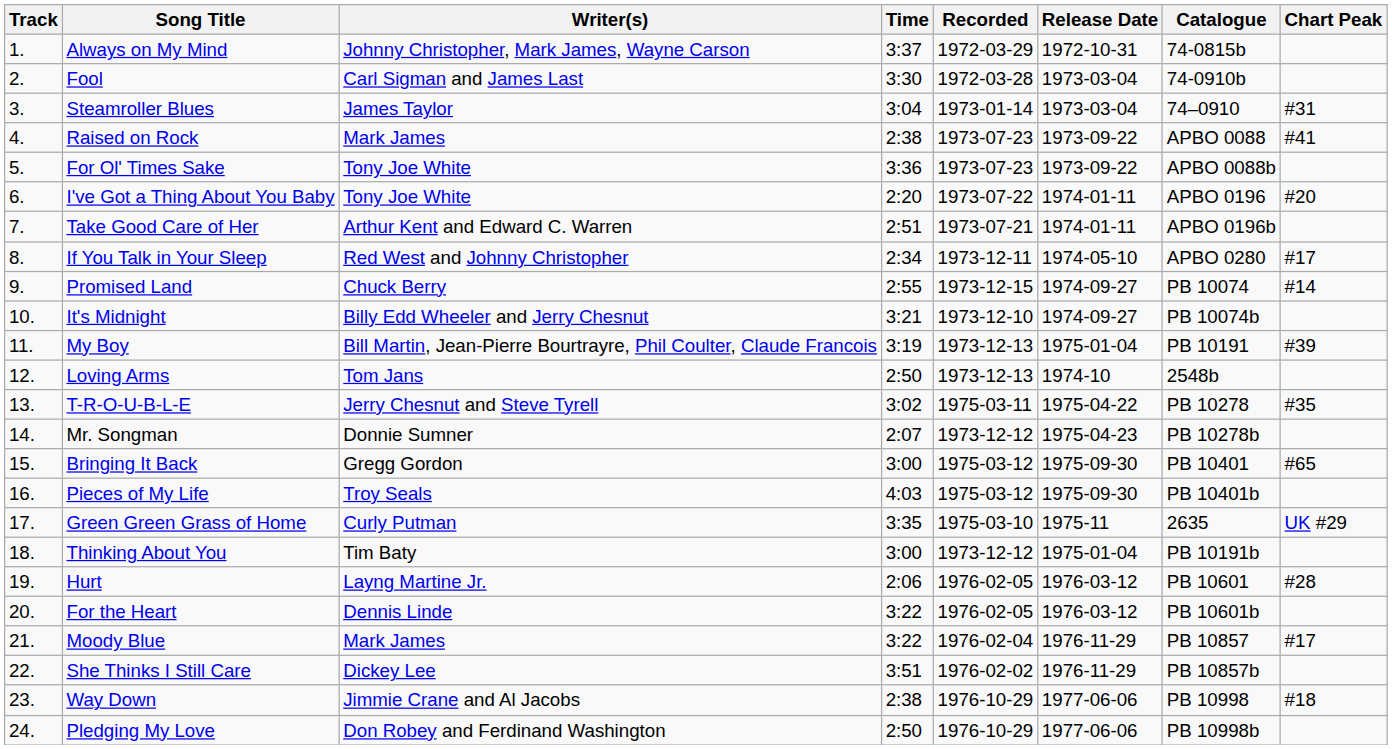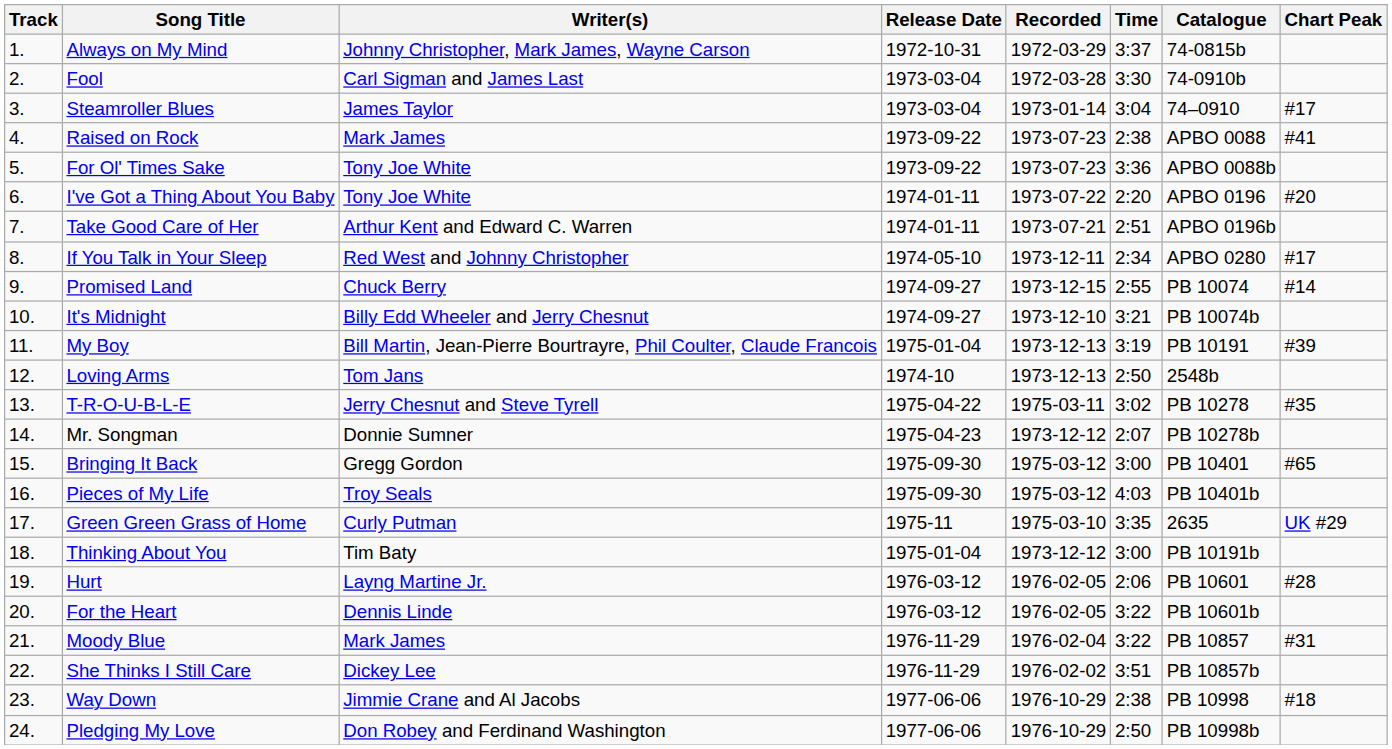columns swapped: (907, 20) <-> (1100, 20)
(1300, 108) #31 -> (1300, 108) #17
(1300, 641) #17 -> (1300, 641) #31
